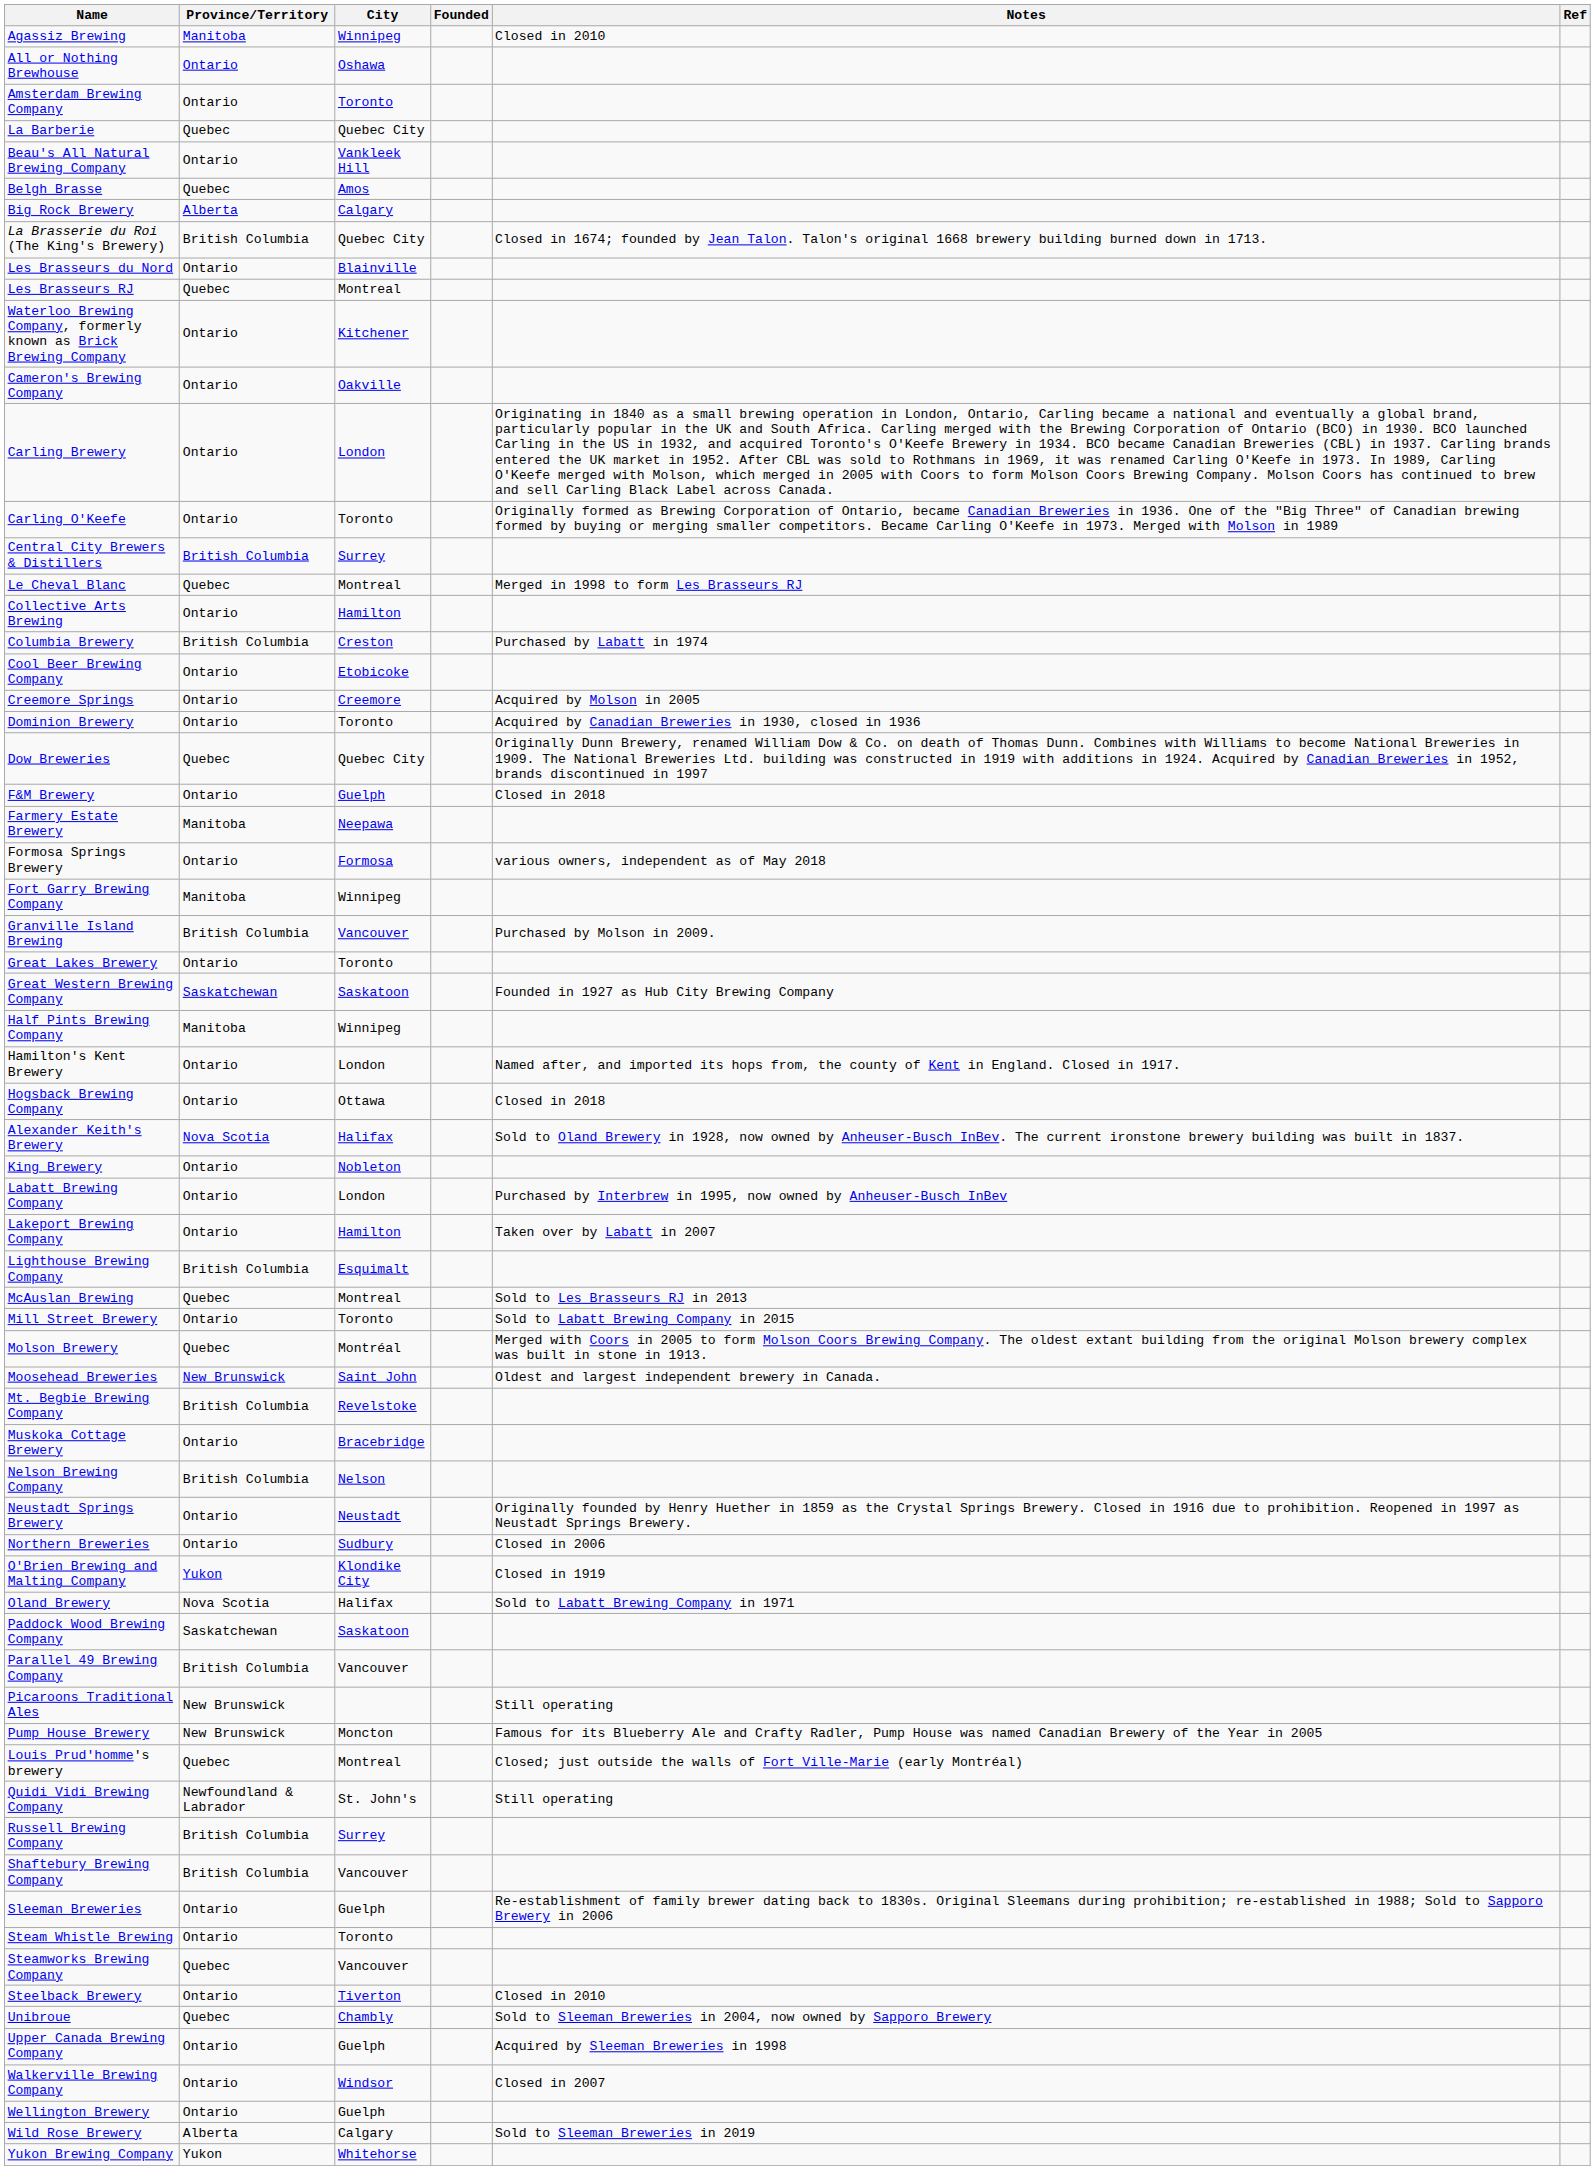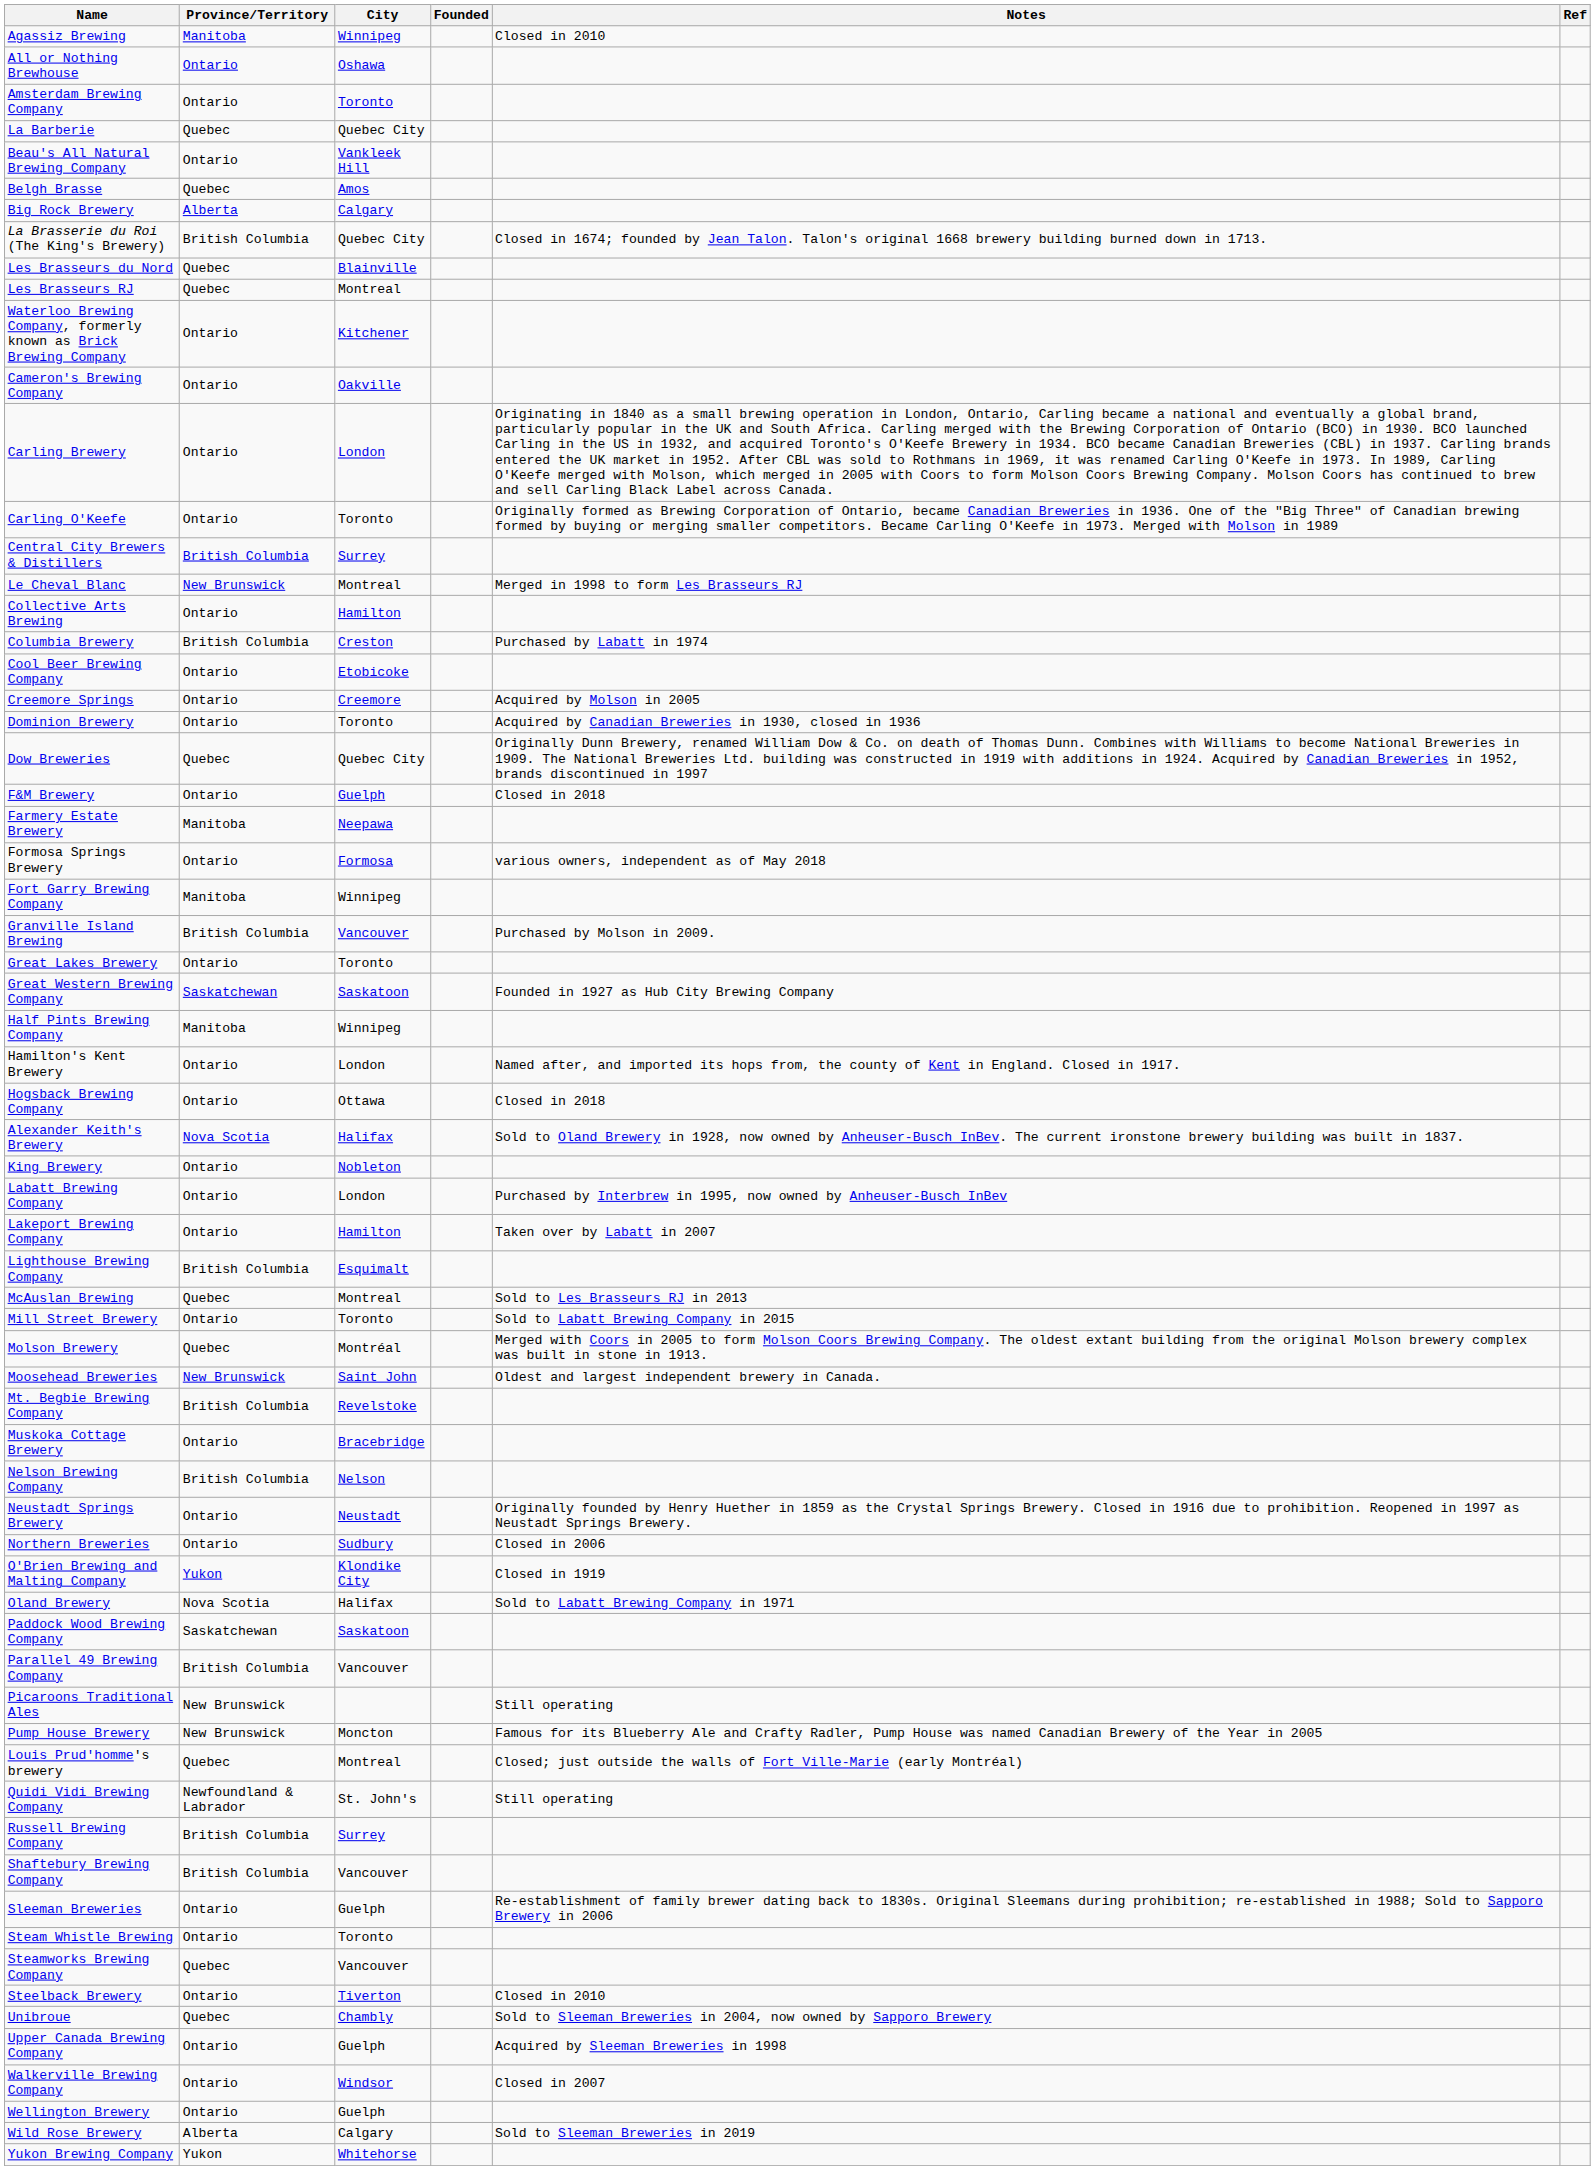(210, 268) Ontario -> (206, 268) Quebec
(206, 585) Quebec -> (234, 585) New Brunswick
